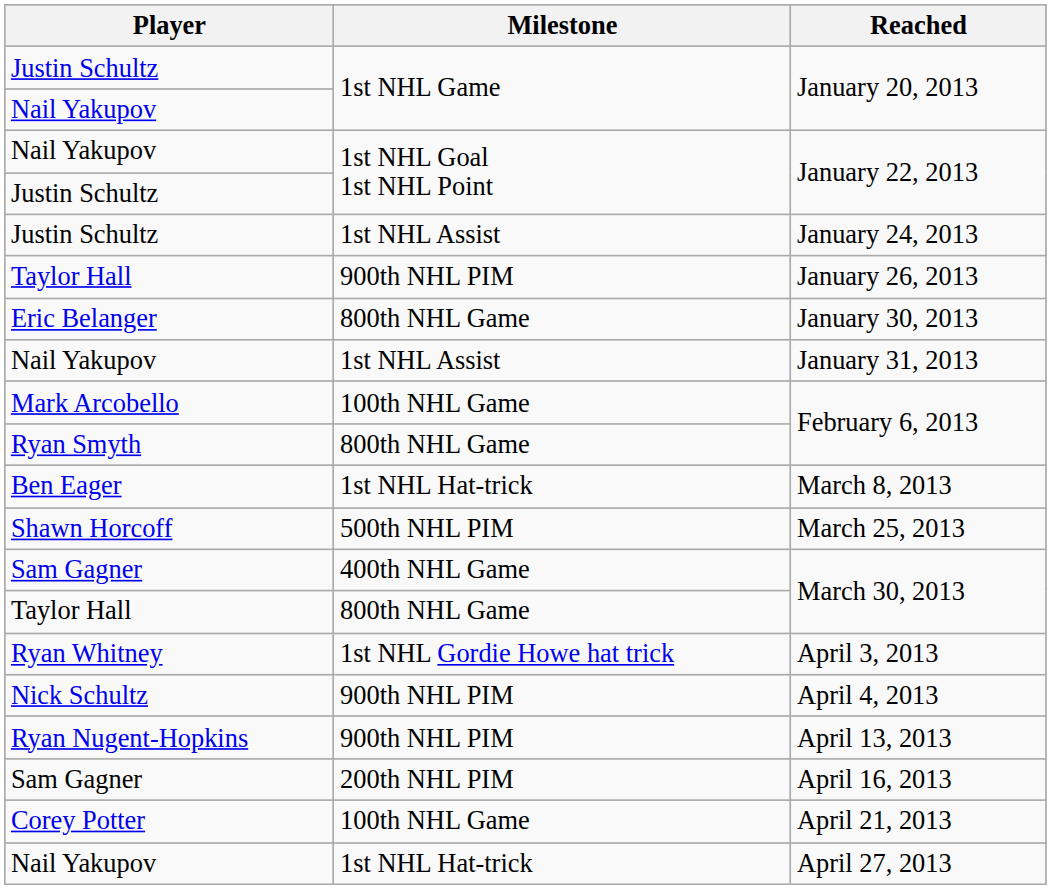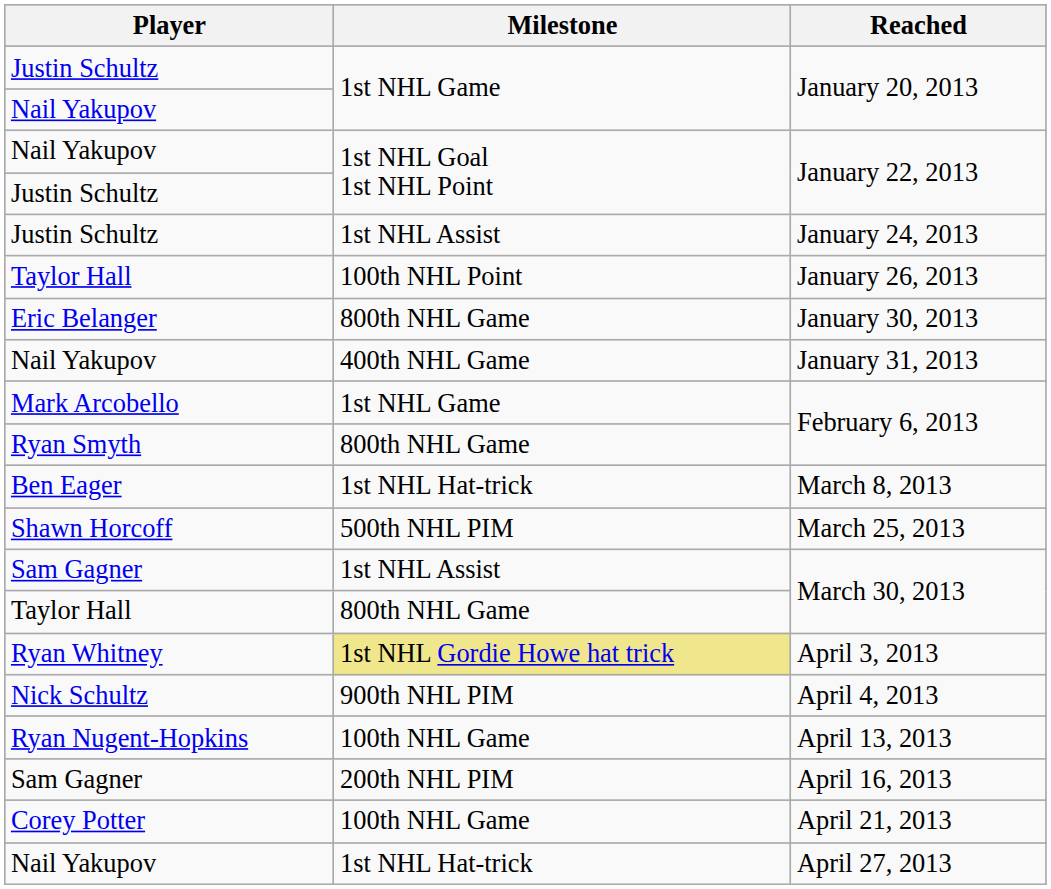(427, 276) 900th NHL PIM -> (431, 276) 100th NHL Point
(420, 360) 1st NHL Assist -> (435, 360) 400th NHL Game
(435, 402) 100th NHL Game -> (420, 402) 1st NHL Game
(435, 569) 400th NHL Game -> (420, 569) 1st NHL Assist
(507, 653) no background -> (507, 653) khaki background
(427, 737) 900th NHL PIM -> (435, 737) 100th NHL Game
